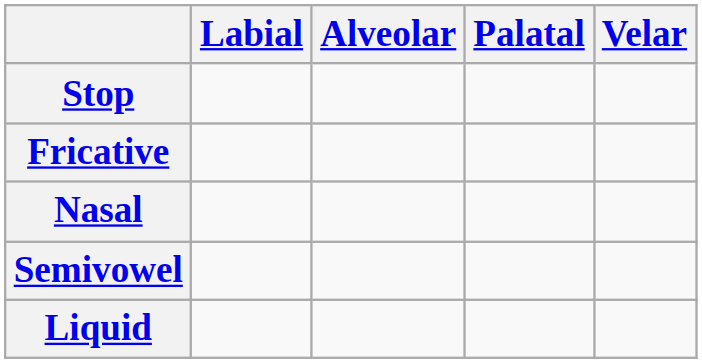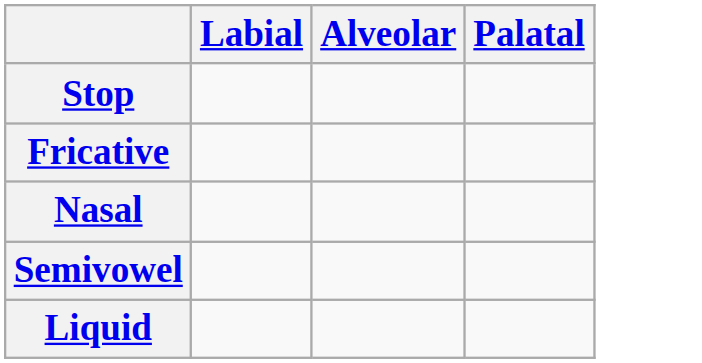- column: (644, 33)
